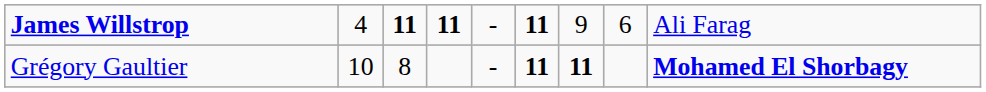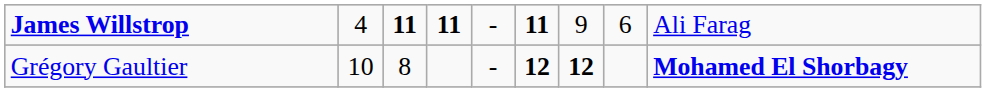(537, 65) 11 -> (537, 65) 12
(581, 65) 11 -> (581, 65) 12
